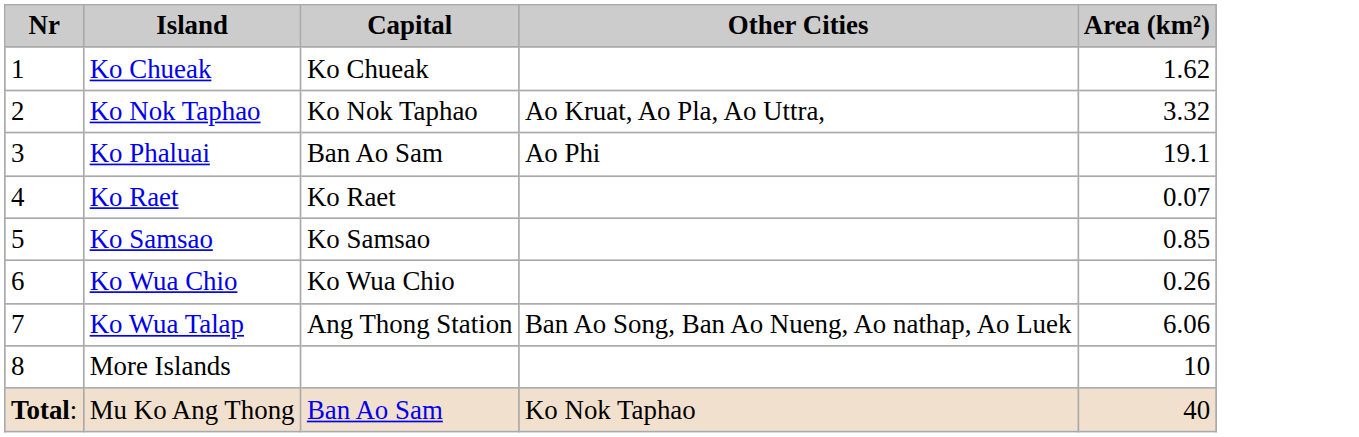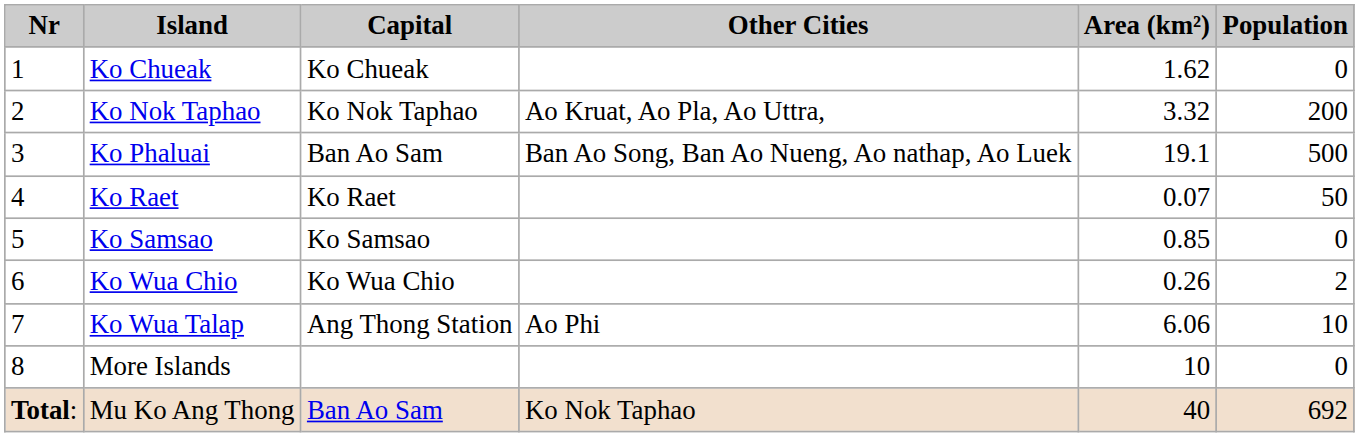+ column: (1285, 25)
(563, 153) Ao Phi -> (798, 153) Ban Ao Song, Ban Ao Nueng, Ao nathap, Ao Luek
(798, 324) Ban Ao Song, Ban Ao Nueng, Ao nathap, Ao Luek -> (563, 324) Ao Phi
